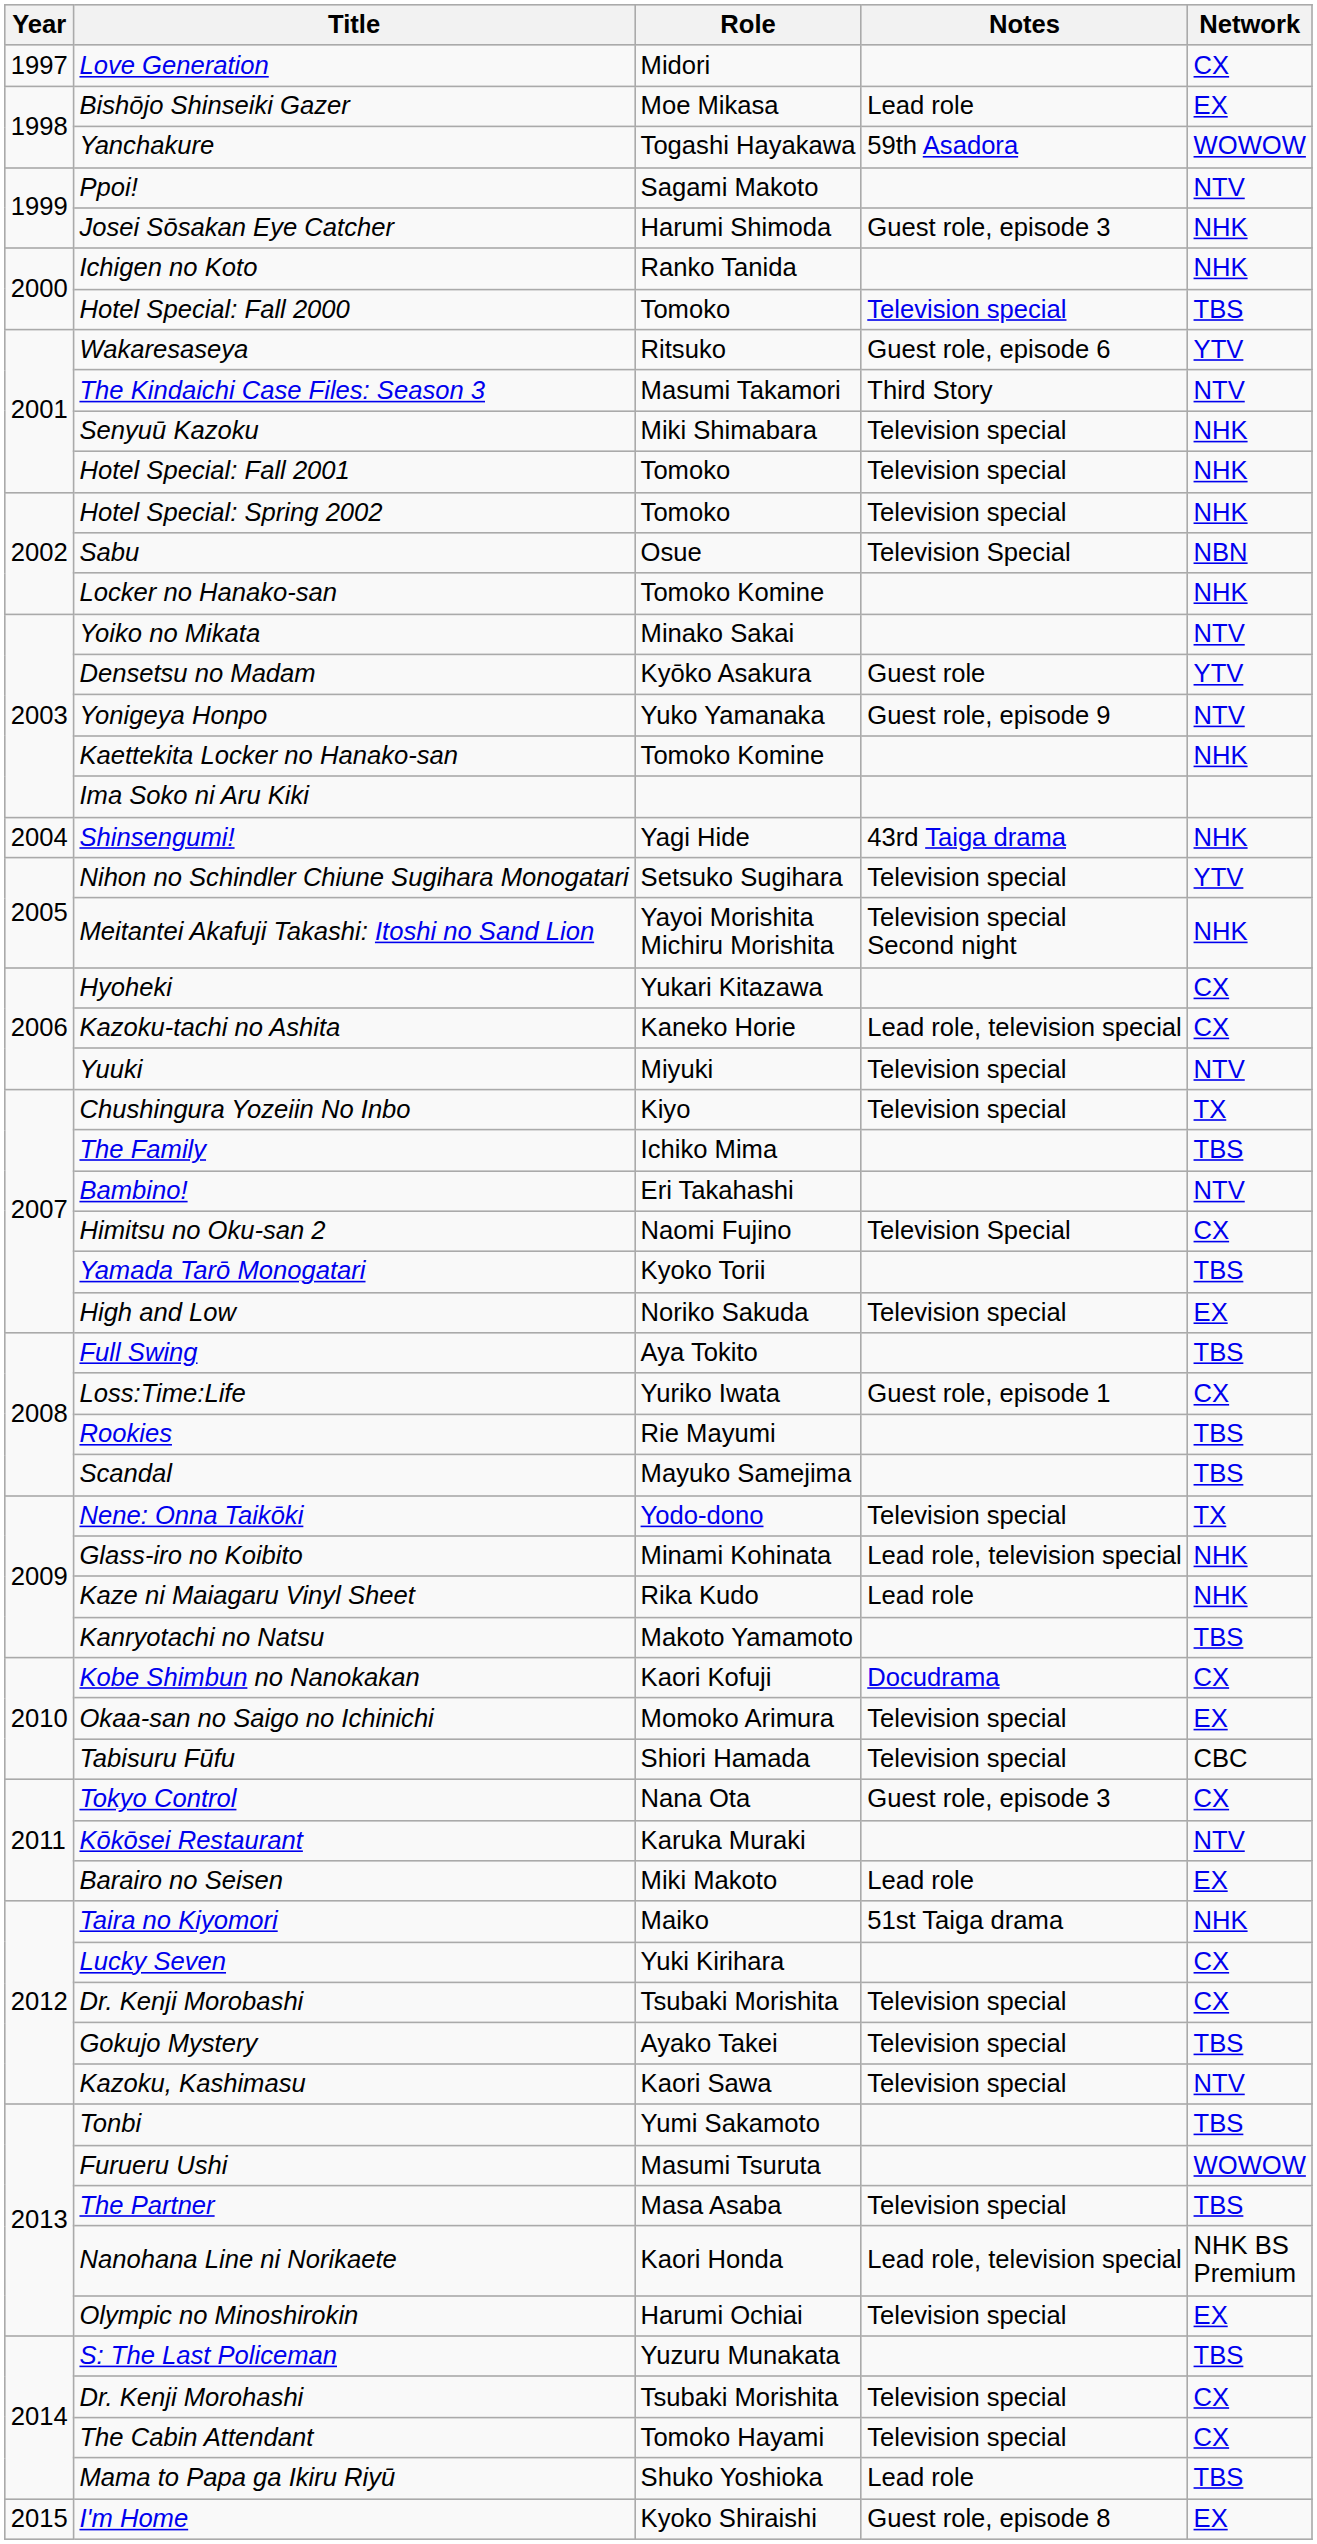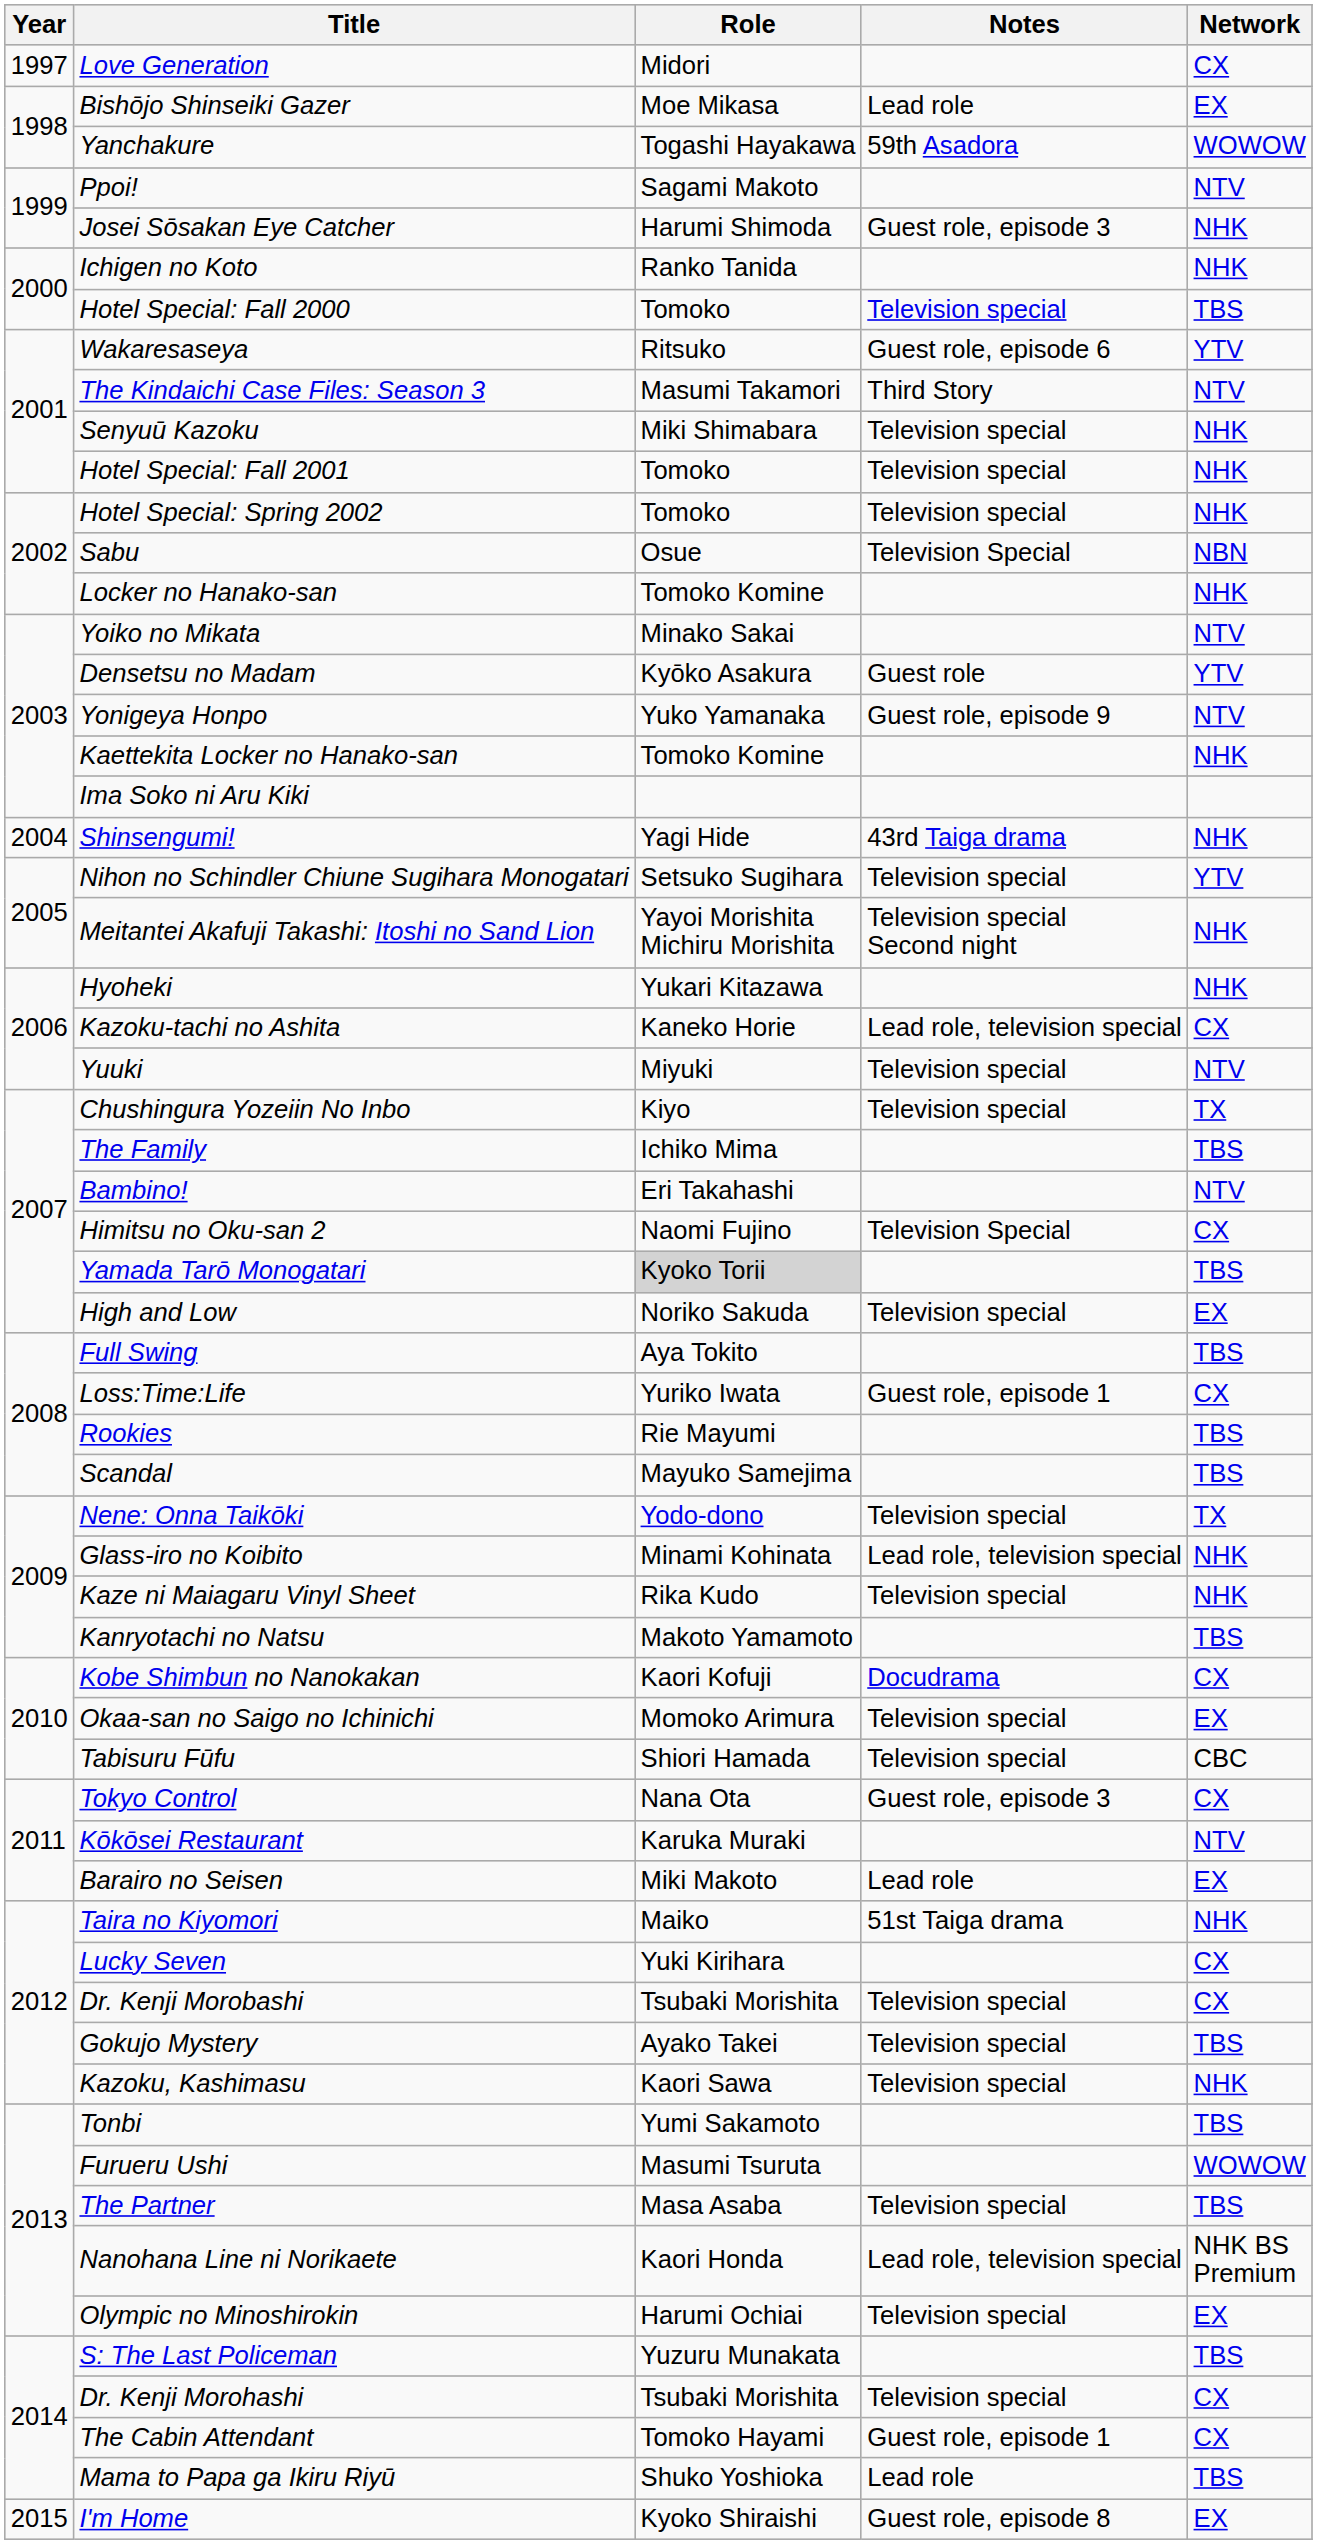(1211, 987) CX -> (1221, 987) NHK
(703, 1271) no background -> (703, 1271) lightgrey background
(921, 1596) Lead role -> (967, 1596) Television special
(1219, 2083) NTV -> (1221, 2083) NHK
(967, 2437) Television special -> (989, 2437) Guest role, episode 1
